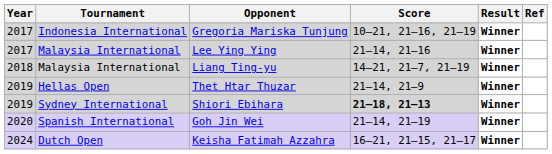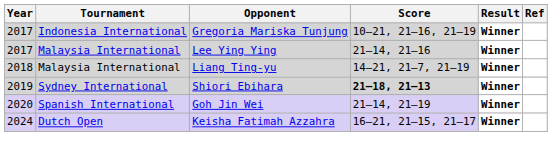- row: (244, 86)
